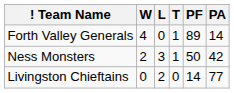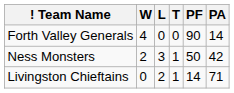(176, 35) 1 -> (176, 35) 0
(193, 35) 89 -> (193, 35) 90
(176, 77) 0 -> (176, 77) 1
(216, 77) 77 -> (216, 77) 71
